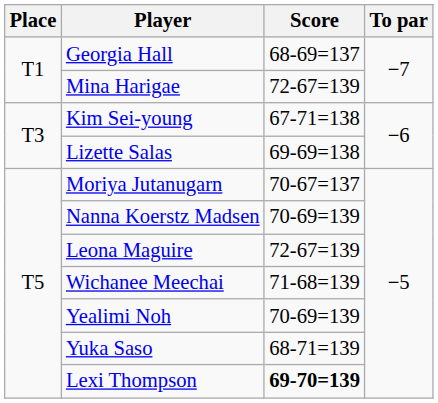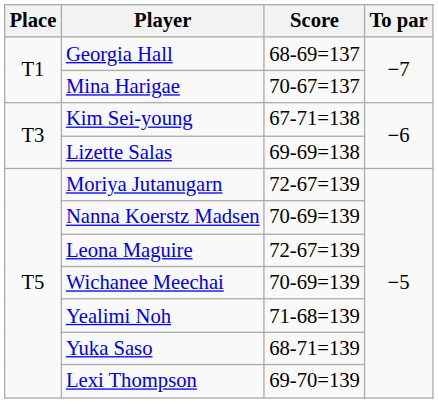(315, 86) 72-67=139 -> (315, 86) 70-67=137
(315, 184) 70-67=137 -> (315, 184) 72-67=139
(315, 282) 71-68=139 -> (315, 282) 70-69=139
(315, 315) 70-69=139 -> (315, 315) 71-68=139
(315, 380) bold -> (315, 380) normal
